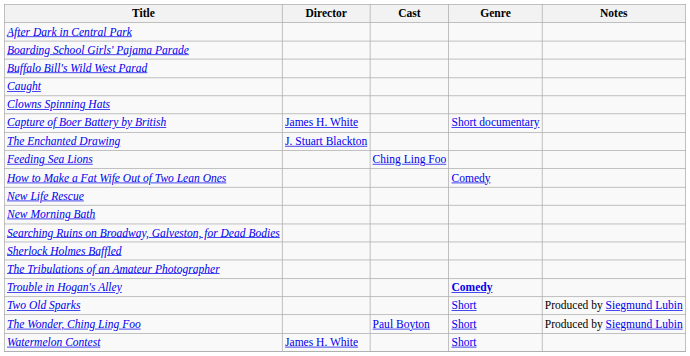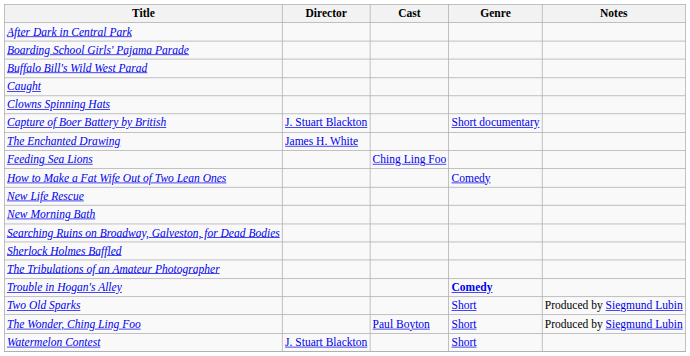(322, 123) James H. White -> (326, 123) J. Stuart Blackton
(326, 141) J. Stuart Blackton -> (322, 141) James H. White
(322, 342) James H. White -> (326, 342) J. Stuart Blackton
